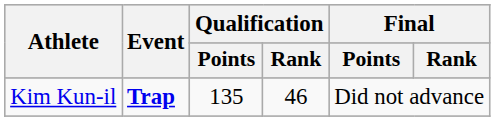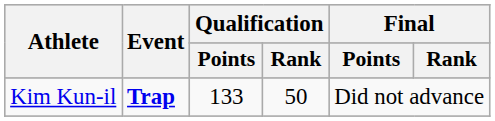(226, 97) 135 -> (226, 97) 133
(296, 97) 46 -> (296, 97) 50
